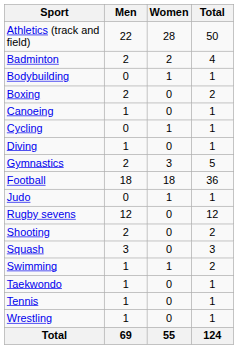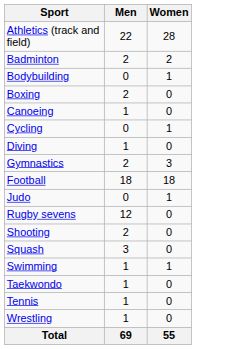- column: (212, 13)
